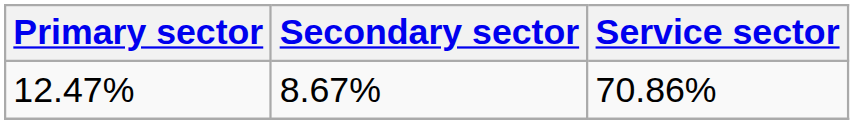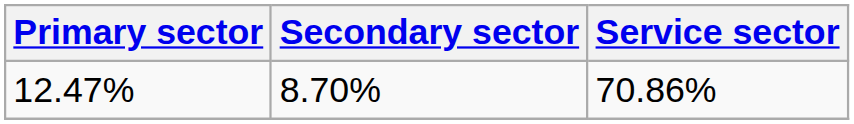(330, 89) 8.67% -> (330, 89) 8.70%
